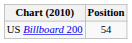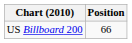(106, 30) 54 -> (106, 30) 66
